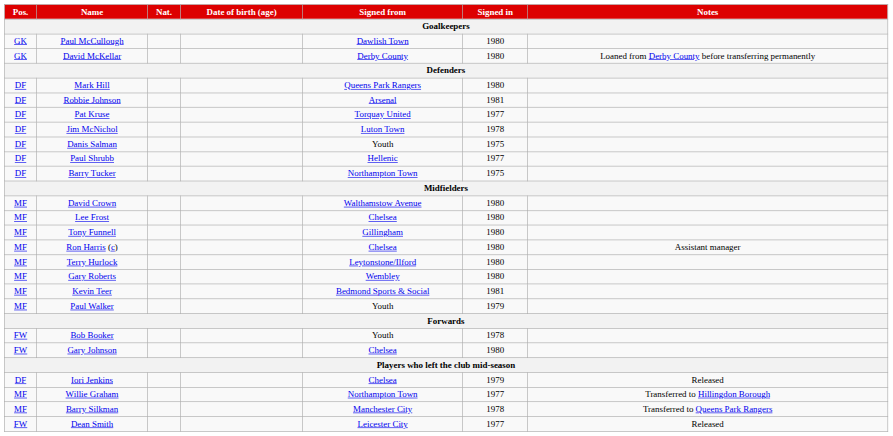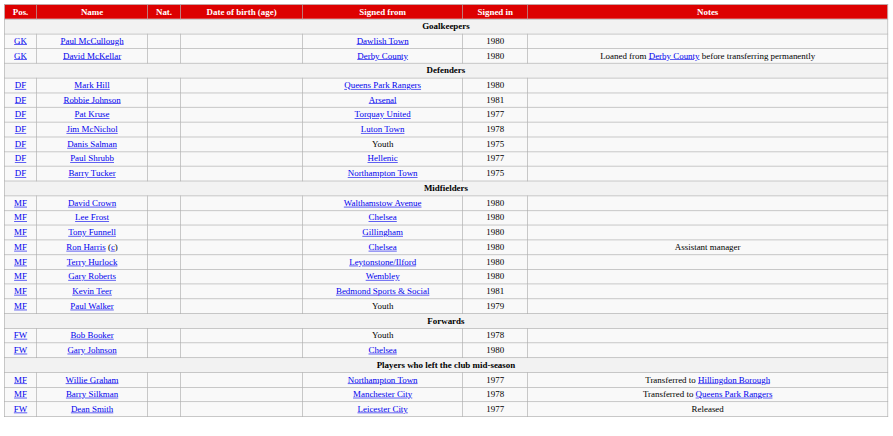- row: (92, 380)
